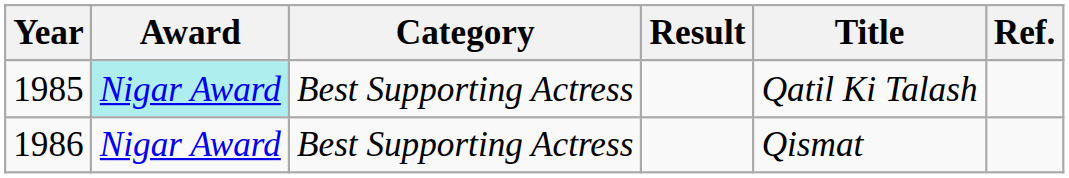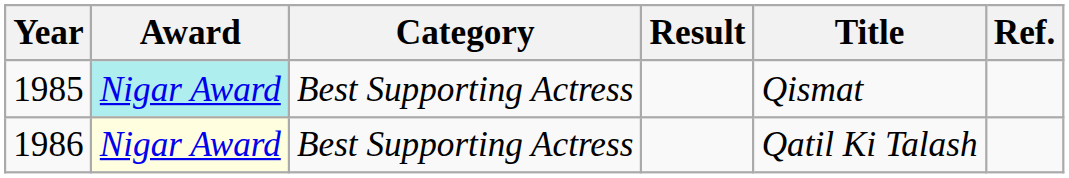(870, 88) Qatil Ki Talash -> (813, 88) Qismat
(190, 144) no background -> (190, 144) lightyellow background
(813, 144) Qismat -> (870, 144) Qatil Ki Talash
